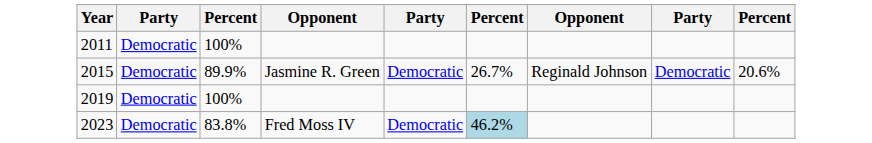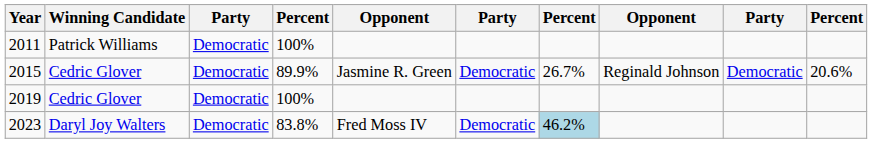+ column: (117, 17)
